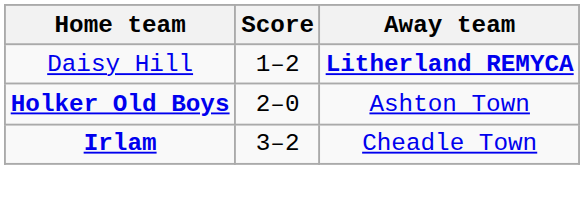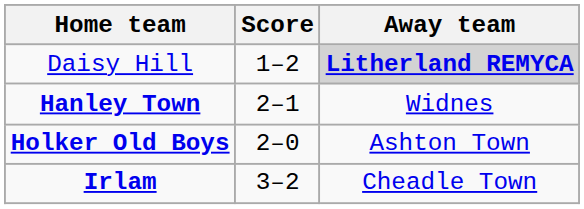(450, 64) no background -> (450, 64) lightgrey background
+ row: (120, 104)
